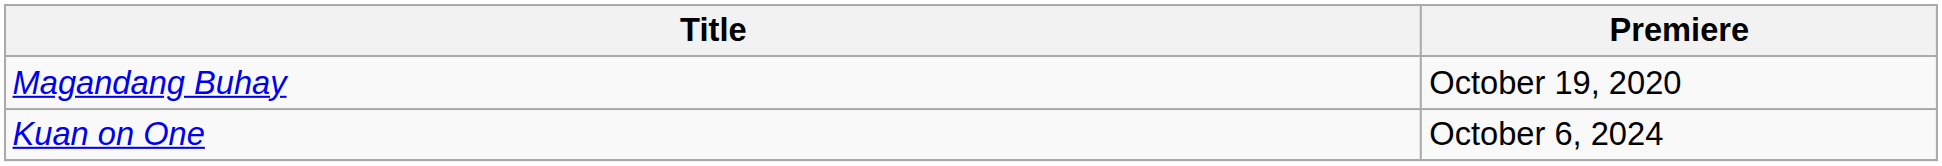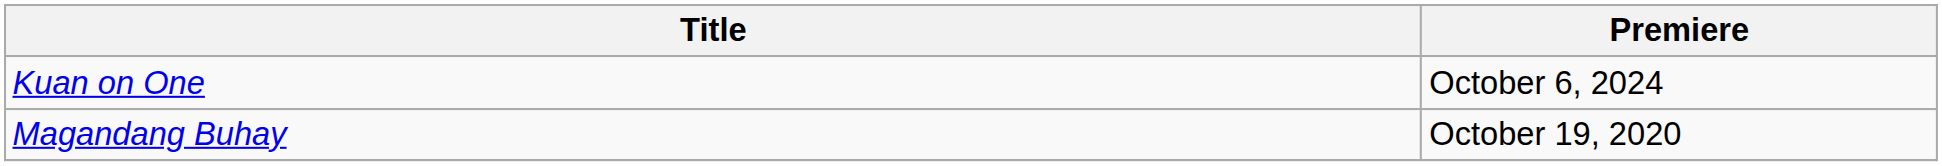rows swapped: (109, 133) <-> (150, 82)
